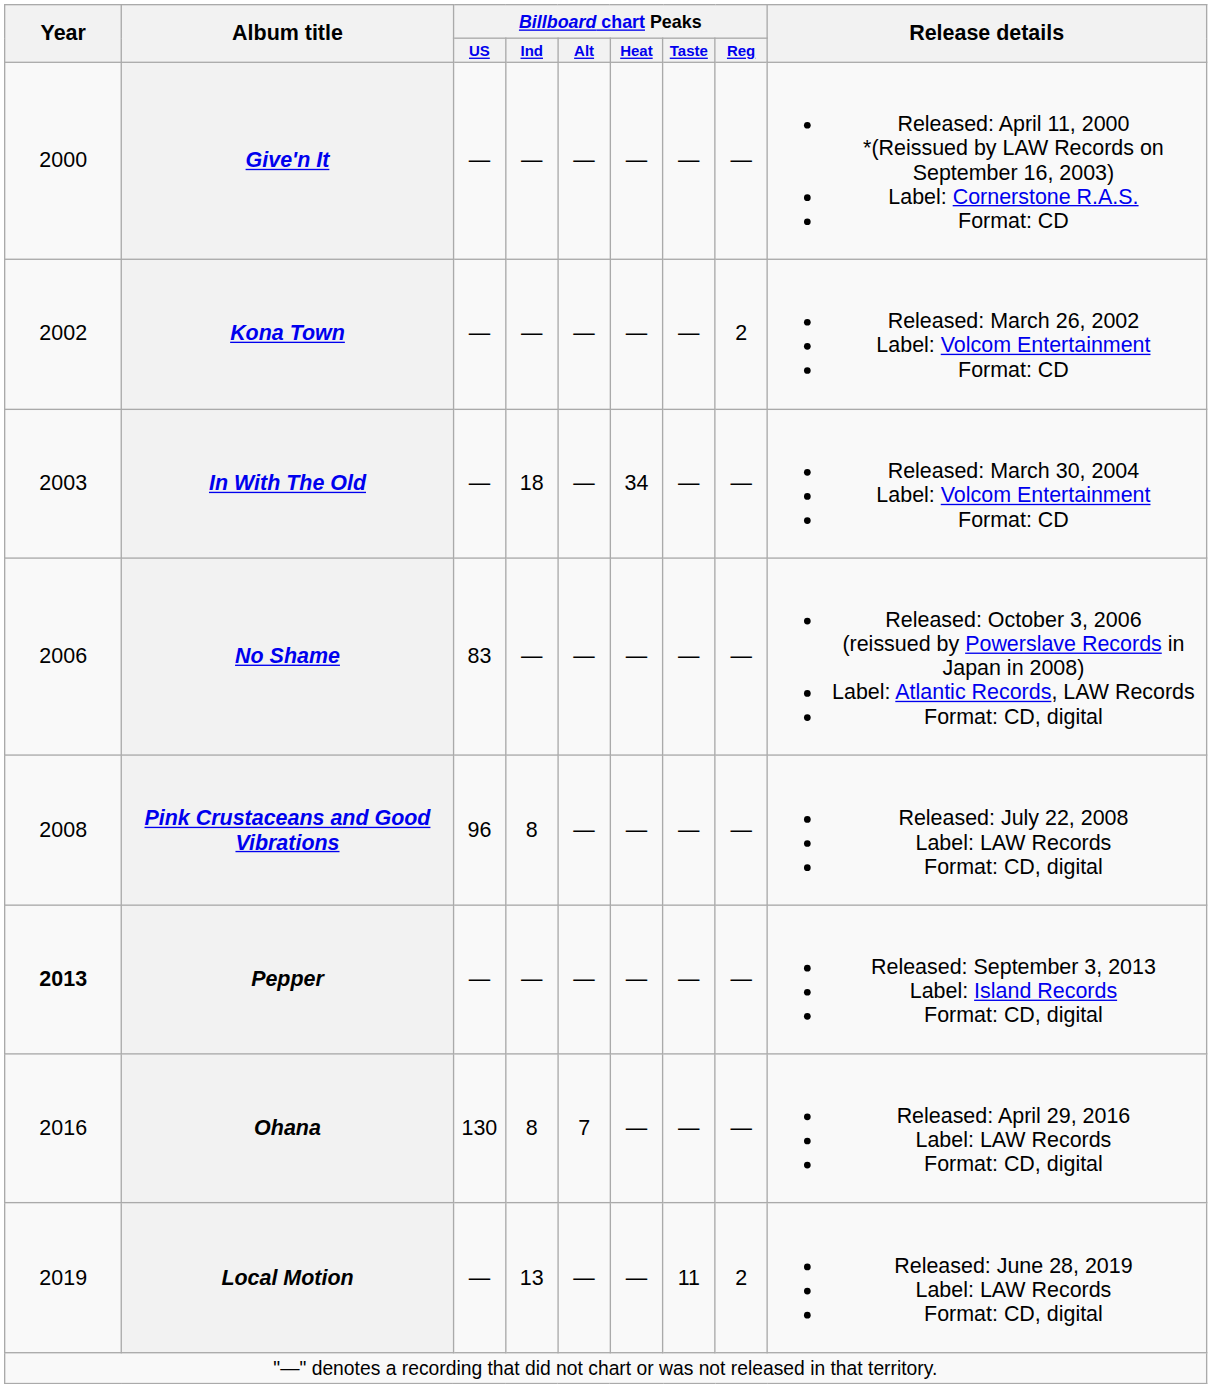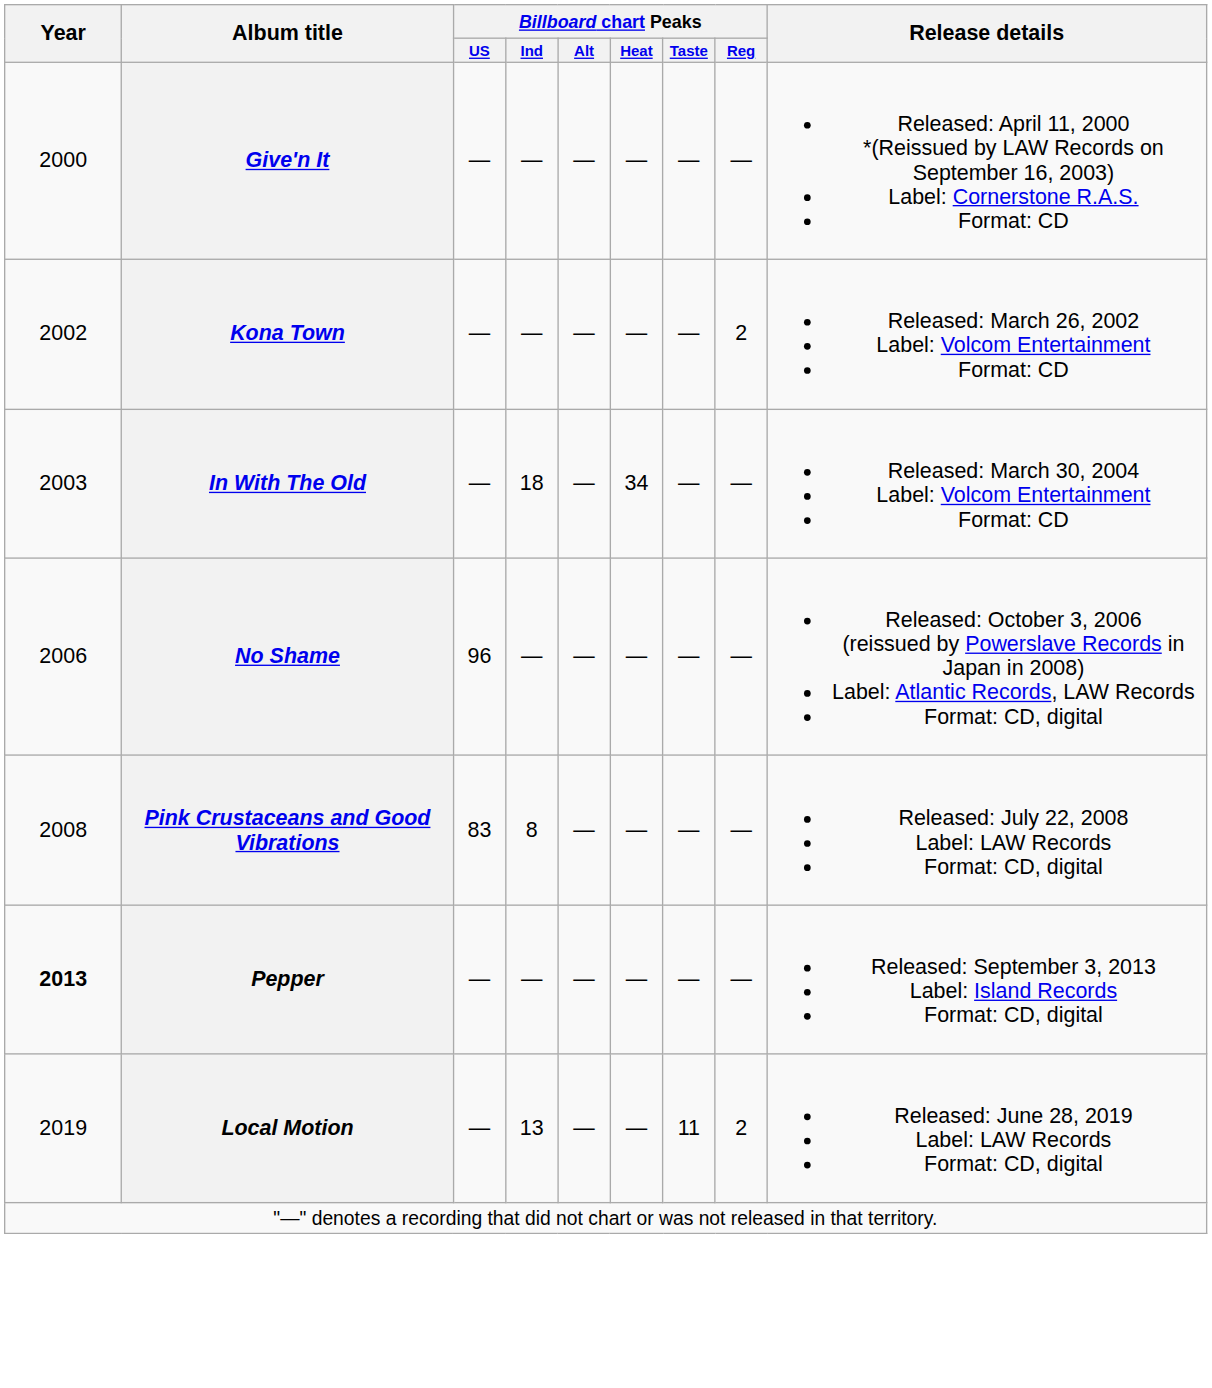(479, 656) 83 -> (479, 656) 96
(479, 829) 96 -> (479, 829) 83
- row: (287, 1128)
